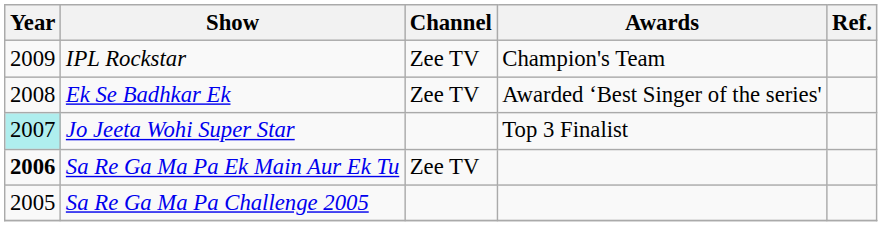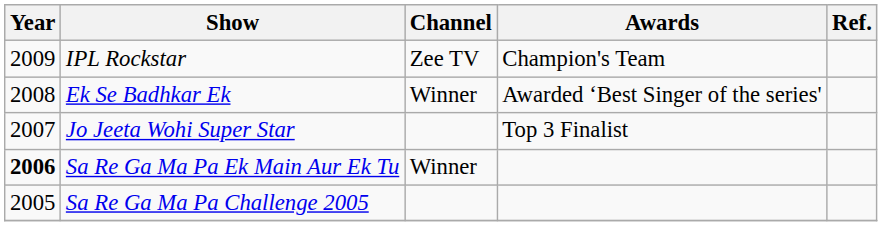(445, 94) Zee TV -> (443, 94) Winner
(33, 130) paleturquoise background -> (33, 130) no background
(445, 166) Zee TV -> (443, 166) Winner
